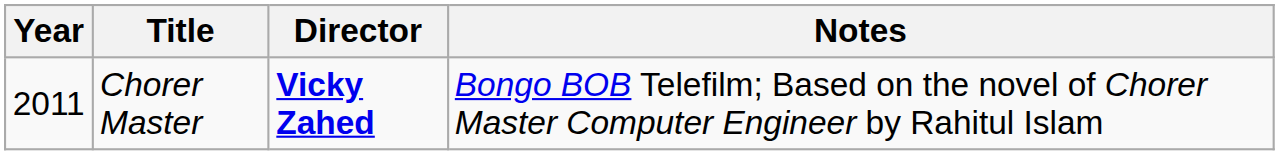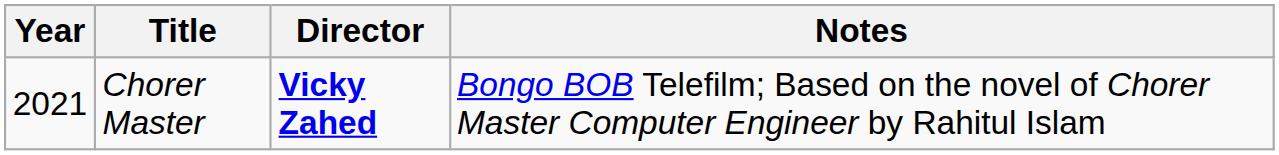(49, 102) 2011 -> (50, 102) 2021
